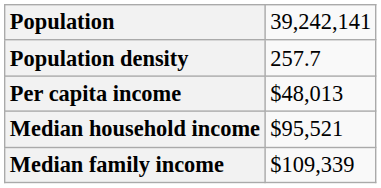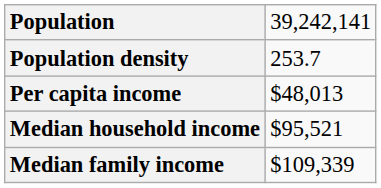(296, 57) 257.7 -> (296, 57) 253.7
